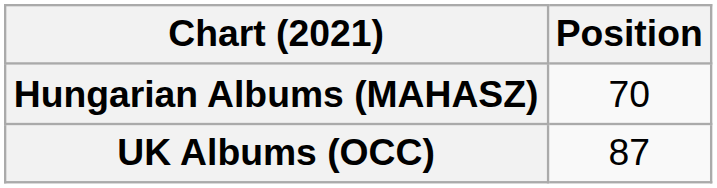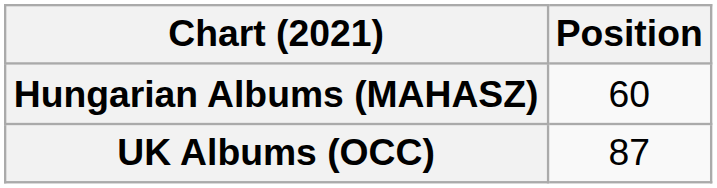(629, 93) 70 -> (629, 93) 60
